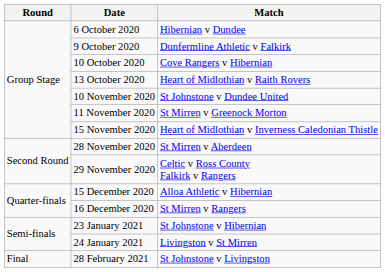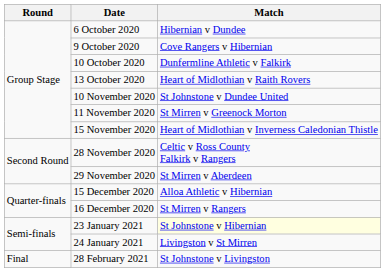(225, 46) Dunfermline Athletic v Falkirk -> (216, 46) Cove Rangers v Hibernian
(216, 63) Cove Rangers v Hibernian -> (225, 63) Dunfermline Athletic v Falkirk
(206, 146) St Mirren v Aberdeen -> (205, 152) Celtic v Ross County Falkirk v Rangers
(205, 169) Celtic v Ross County Falkirk v Rangers -> (206, 175) St Mirren v Aberdeen
(213, 225) no background -> (213, 225) lightyellow background
